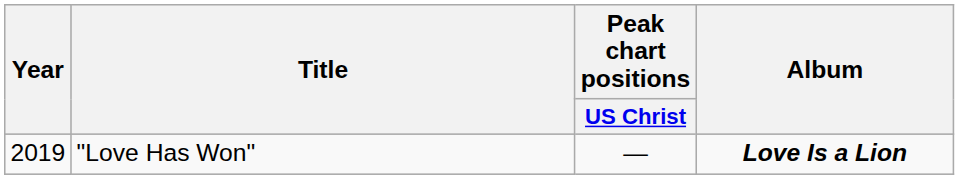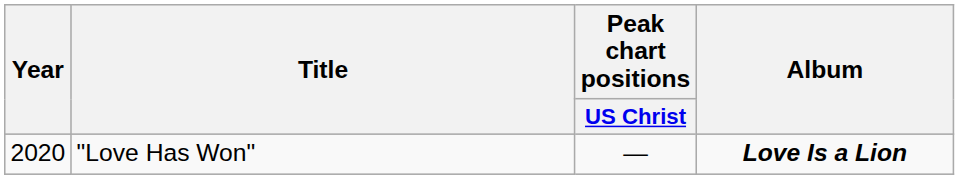(38, 153) 2019 -> (38, 153) 2020
